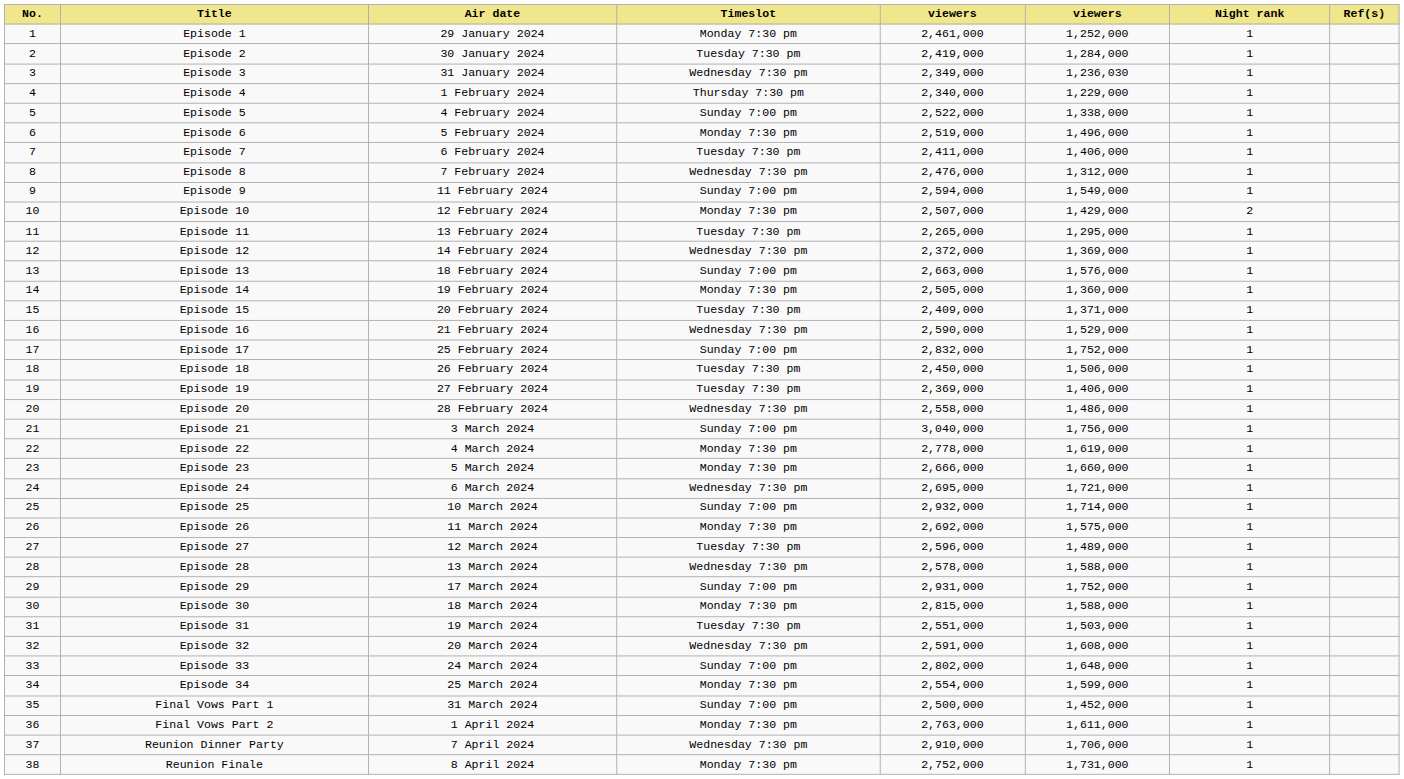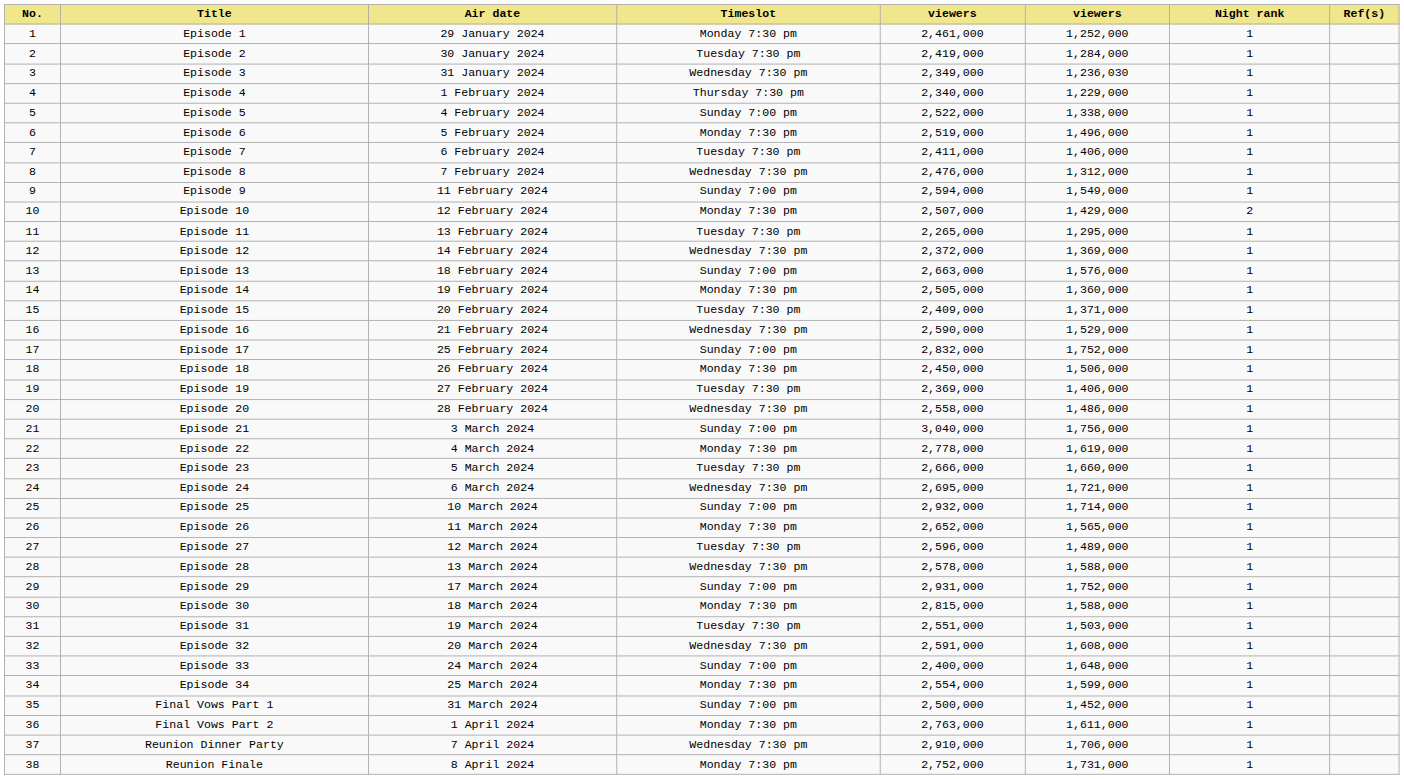(748, 369) Tuesday 7:30 pm -> (748, 369) Monday 7:30 pm
(748, 468) Monday 7:30 pm -> (748, 468) Tuesday 7:30 pm
(952, 527) 2,692,000 -> (952, 527) 2,652,000
(1097, 527) 1,575,000 -> (1097, 527) 1,565,000
(952, 666) 2,802,000 -> (952, 666) 2,400,000
